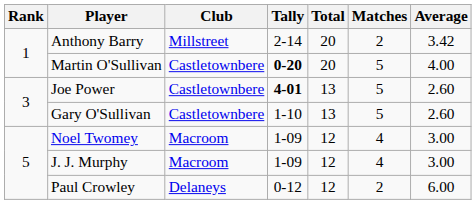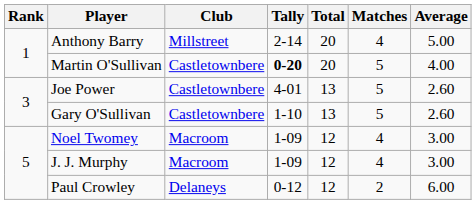(380, 41) 2 -> (380, 41) 4
(441, 41) 3.42 -> (441, 41) 5.00
(288, 89) bold -> (288, 89) normal
